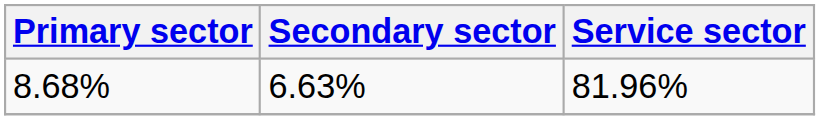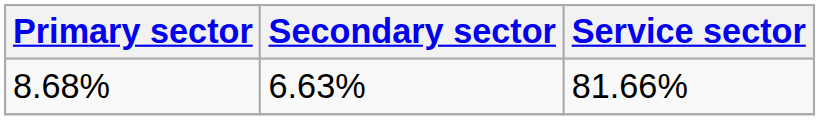(630, 85) 81.96% -> (630, 85) 81.66%
